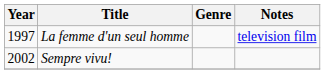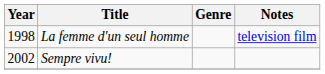(21, 36) 1997 -> (21, 36) 1998
